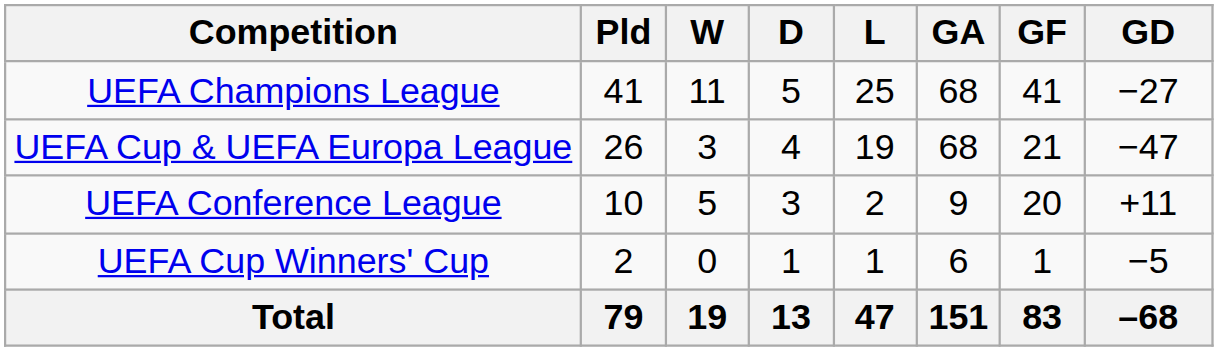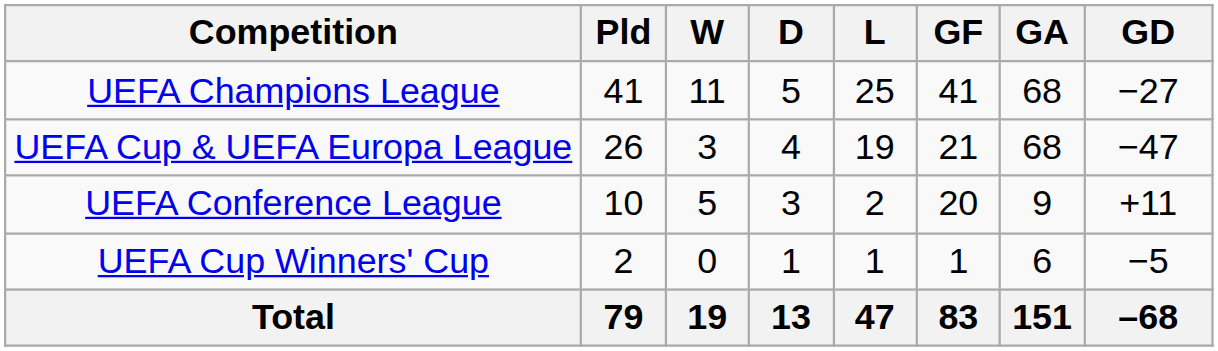columns swapped: (1042, 32) <-> (958, 32)
